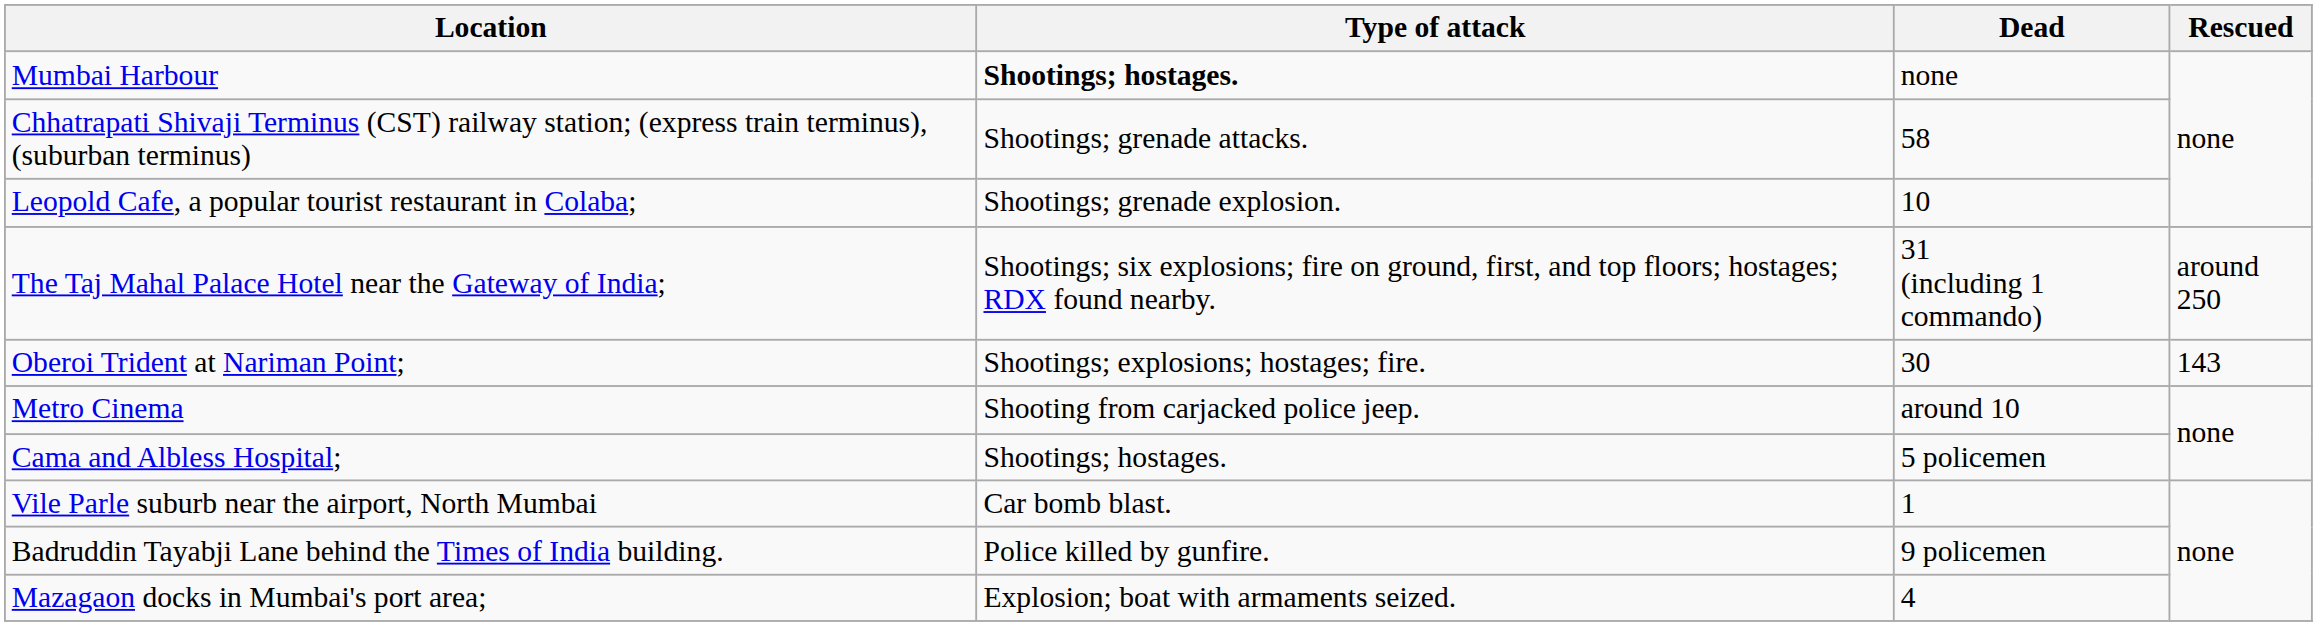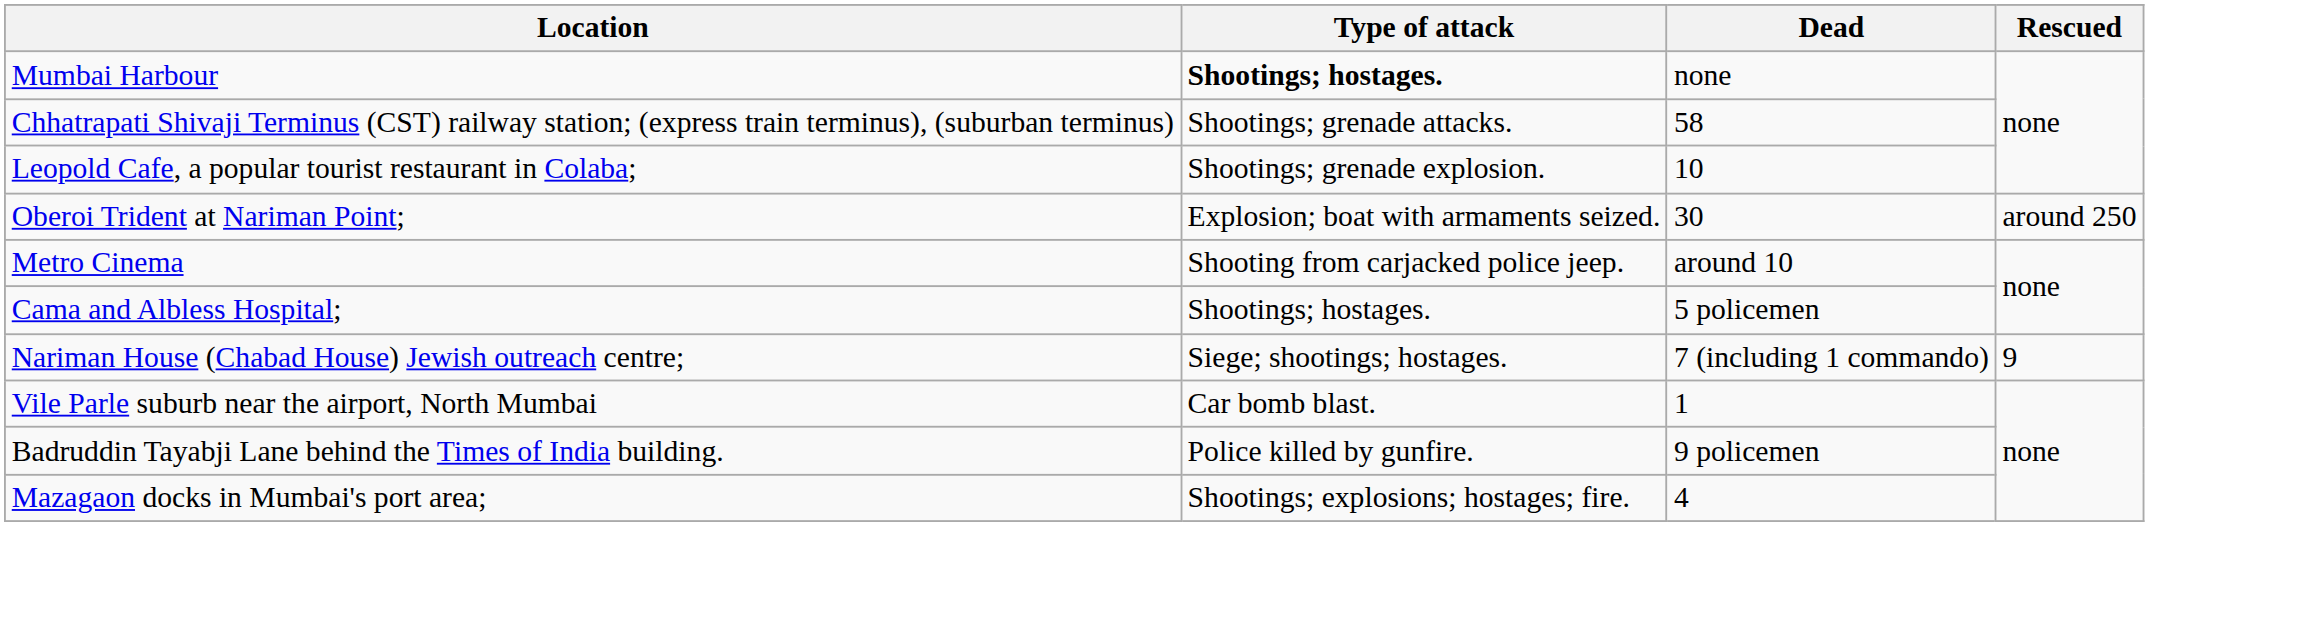- row: (339, 282)
(1205, 362) Shootings; explosions; hostages; fire. -> (1424, 215) Explosion; boat with armaments seized.
(2199, 362) 143 -> (2069, 215) around 250
+ row: (348, 356)
(1220, 597) Explosion; boat with armaments seized. -> (1409, 497) Shootings; explosions; hostages; fire.
